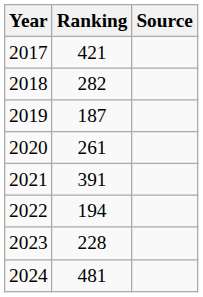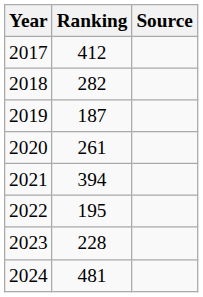(92, 52) 421 -> (92, 52) 412
(92, 179) 391 -> (92, 179) 394
(92, 211) 194 -> (92, 211) 195
